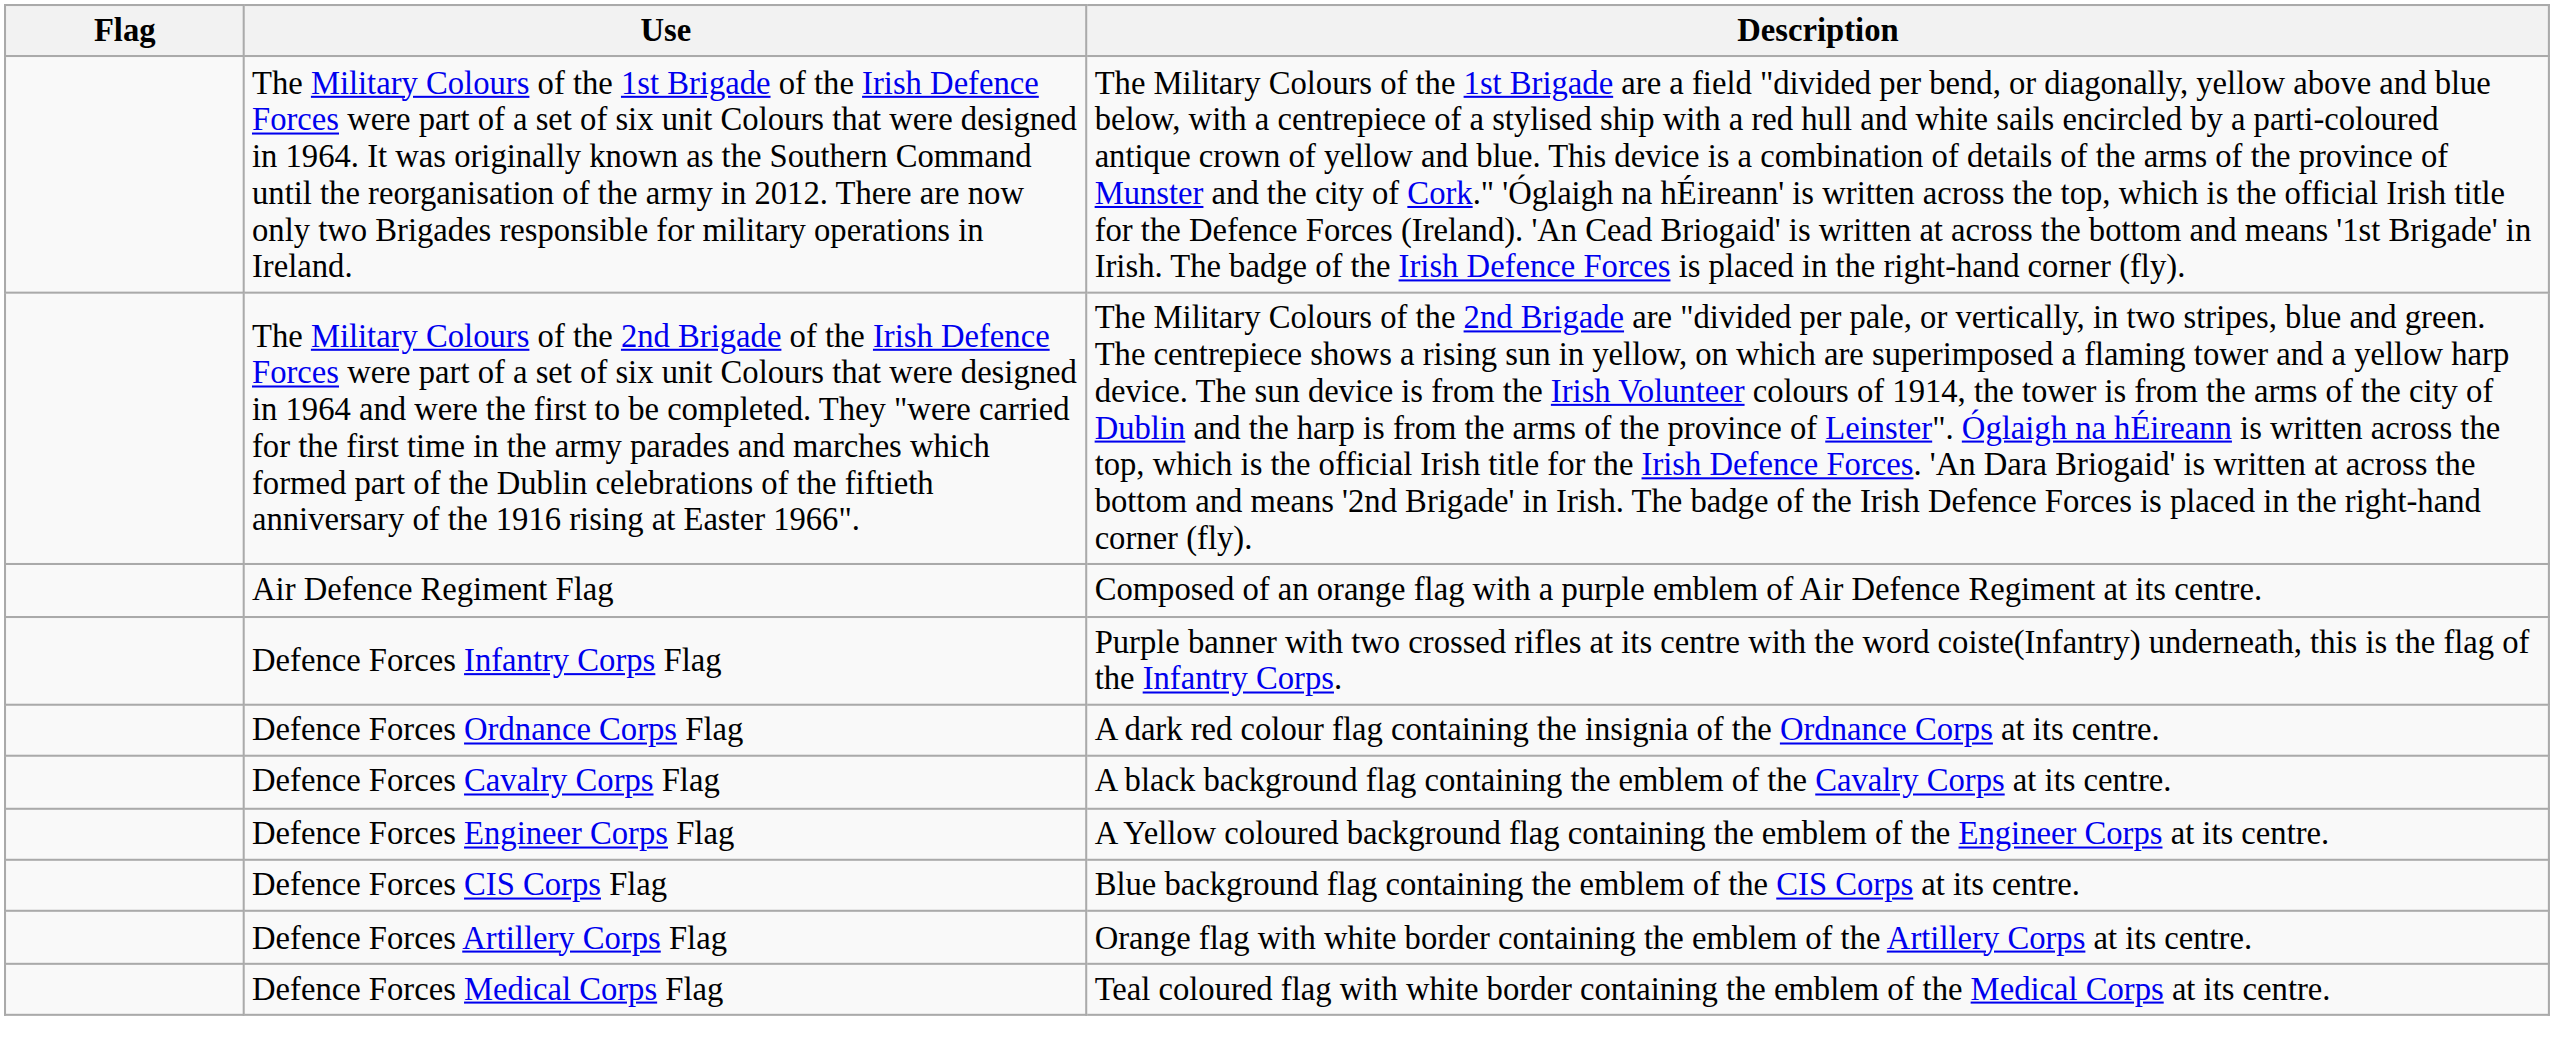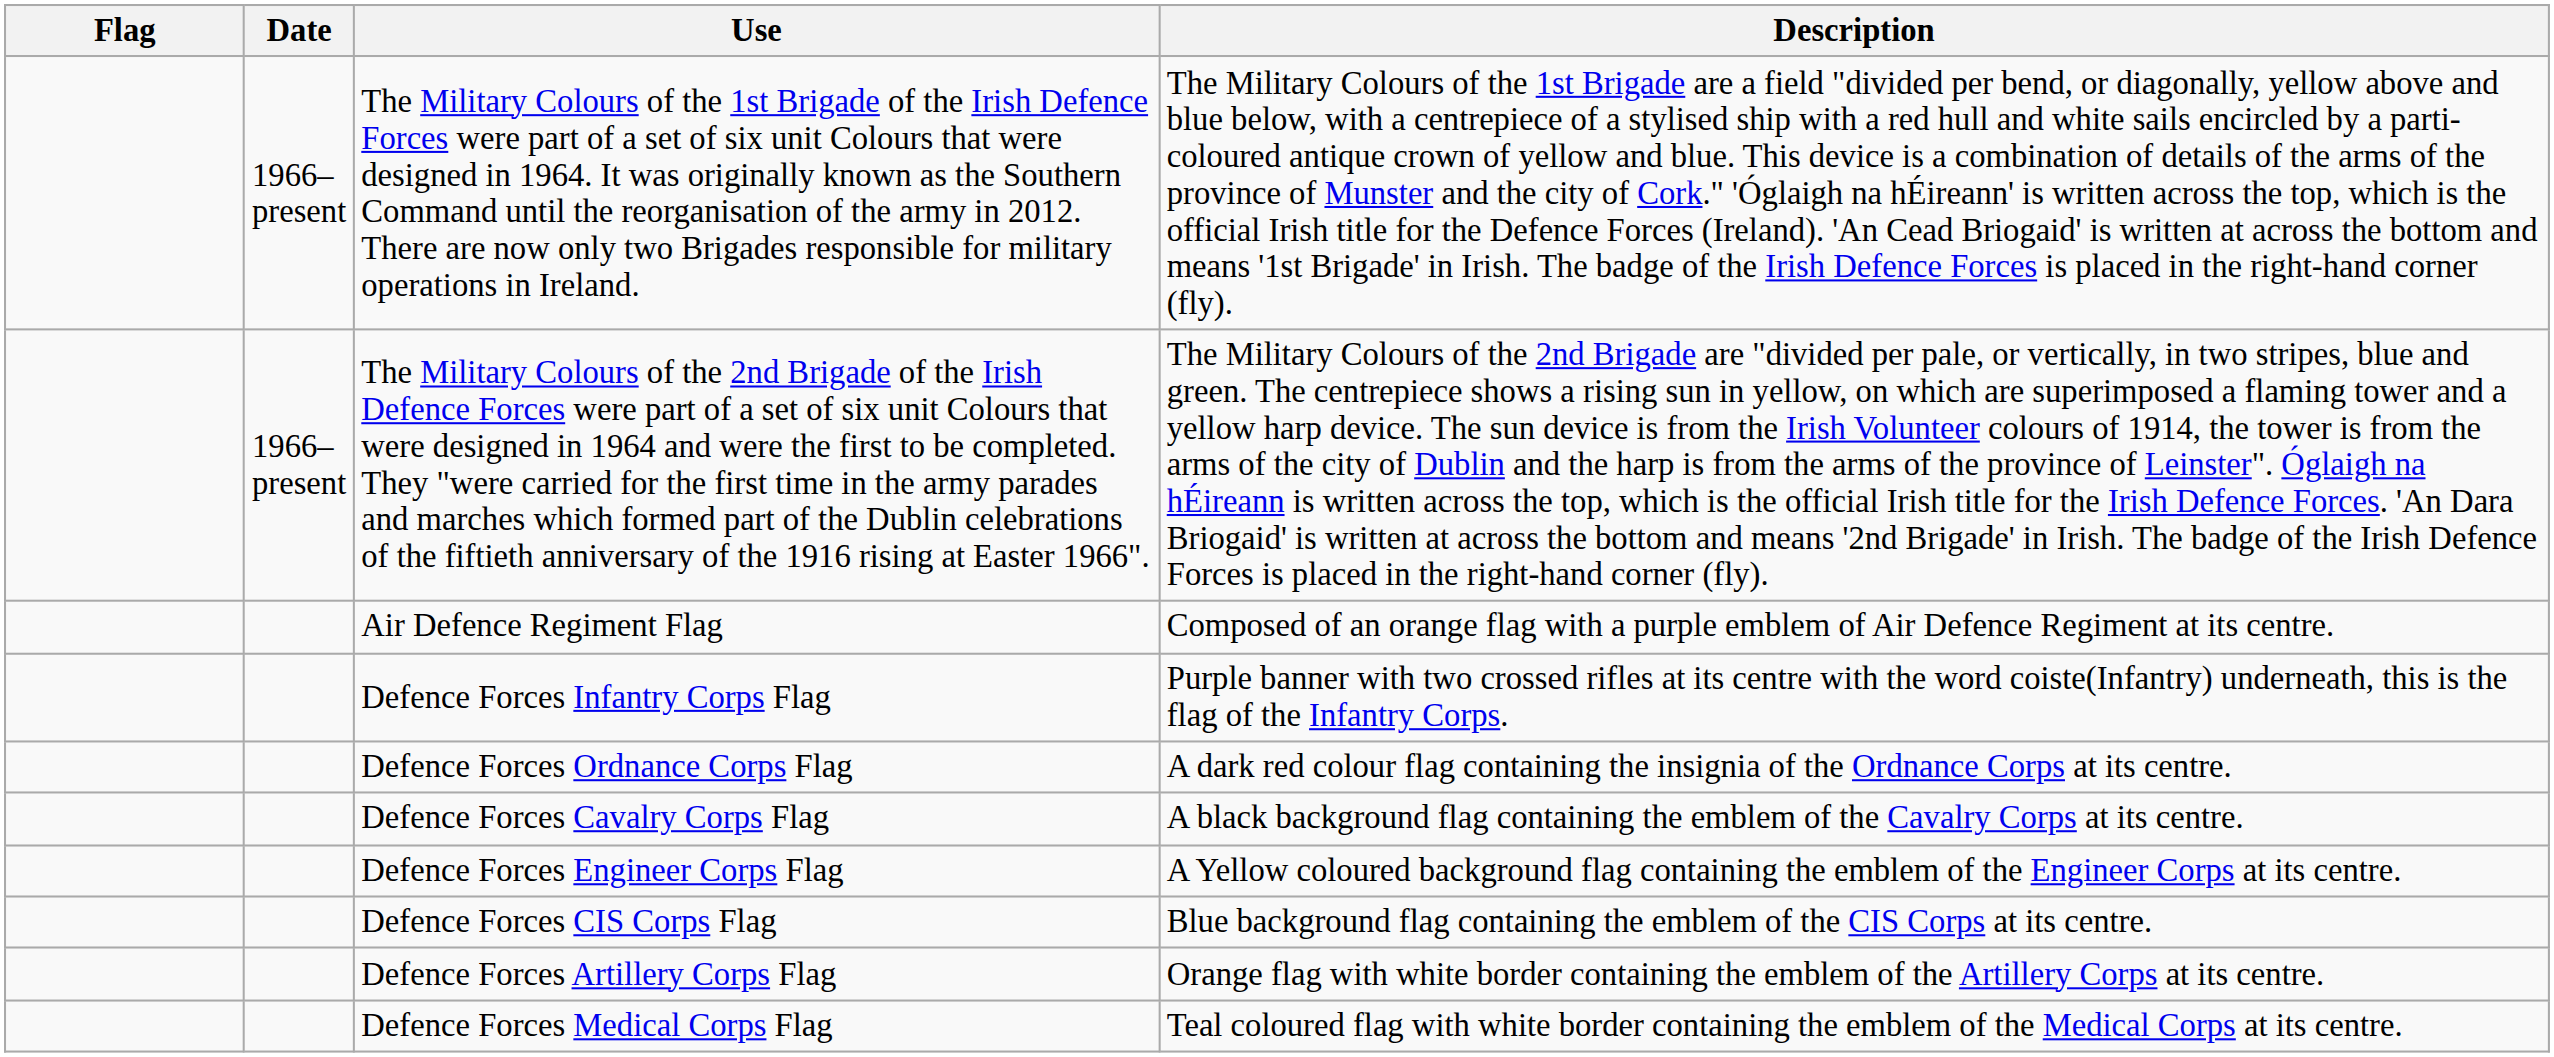+ column: (299, 30)
